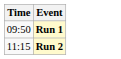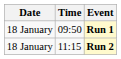+ column: (30, 12)
